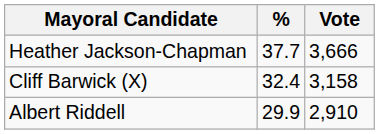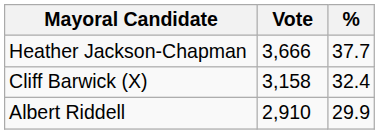columns swapped: (340, 19) <-> (281, 19)
